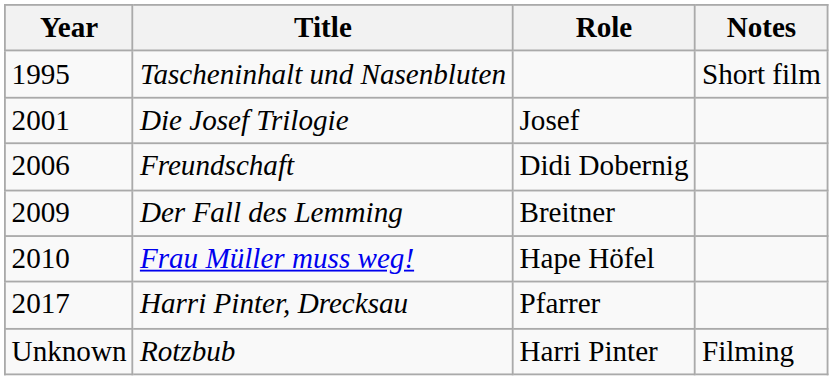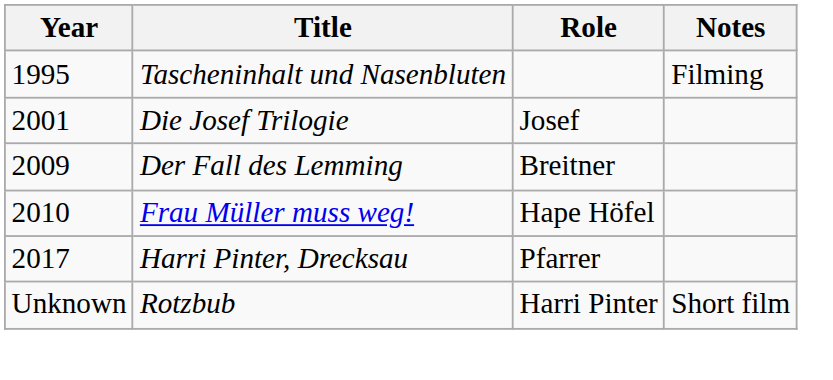(761, 73) Short film -> (717, 73) Filming
- row: (217, 166)
(748, 350) Filming -> (731, 304) Short film
